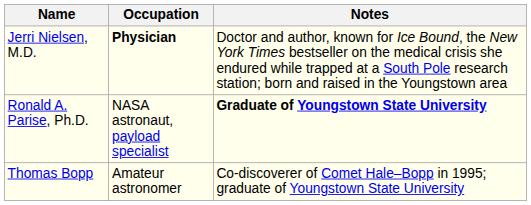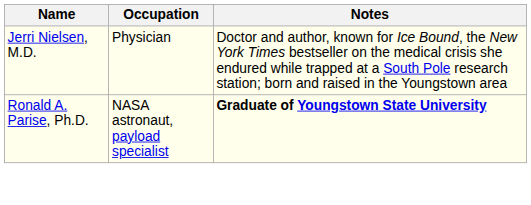(144, 37) bold -> (141, 37) normal
- row: (50, 173)
